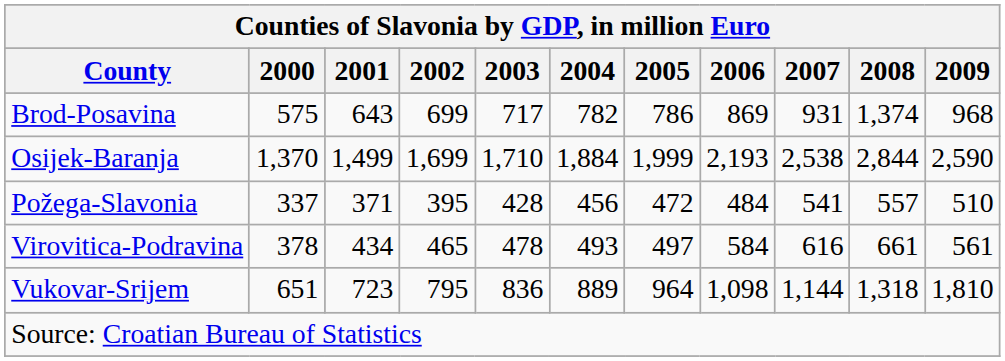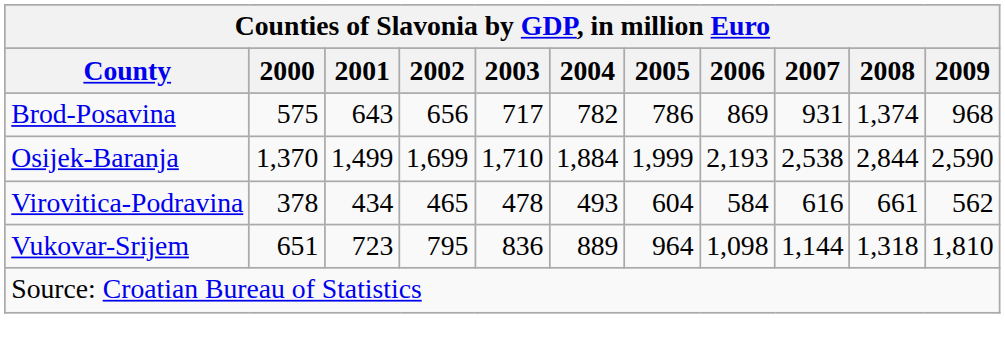(448, 114) 699 -> (448, 114) 656
- row: (104, 202)
(673, 245) 497 -> (673, 202) 604
(973, 245) 561 -> (973, 202) 562
